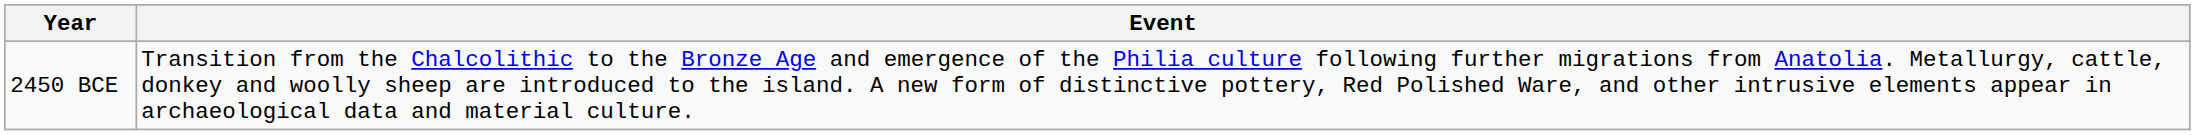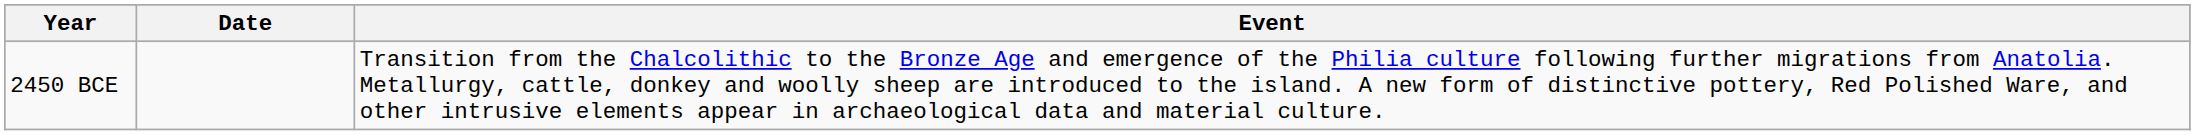+ column: (245, 23)
